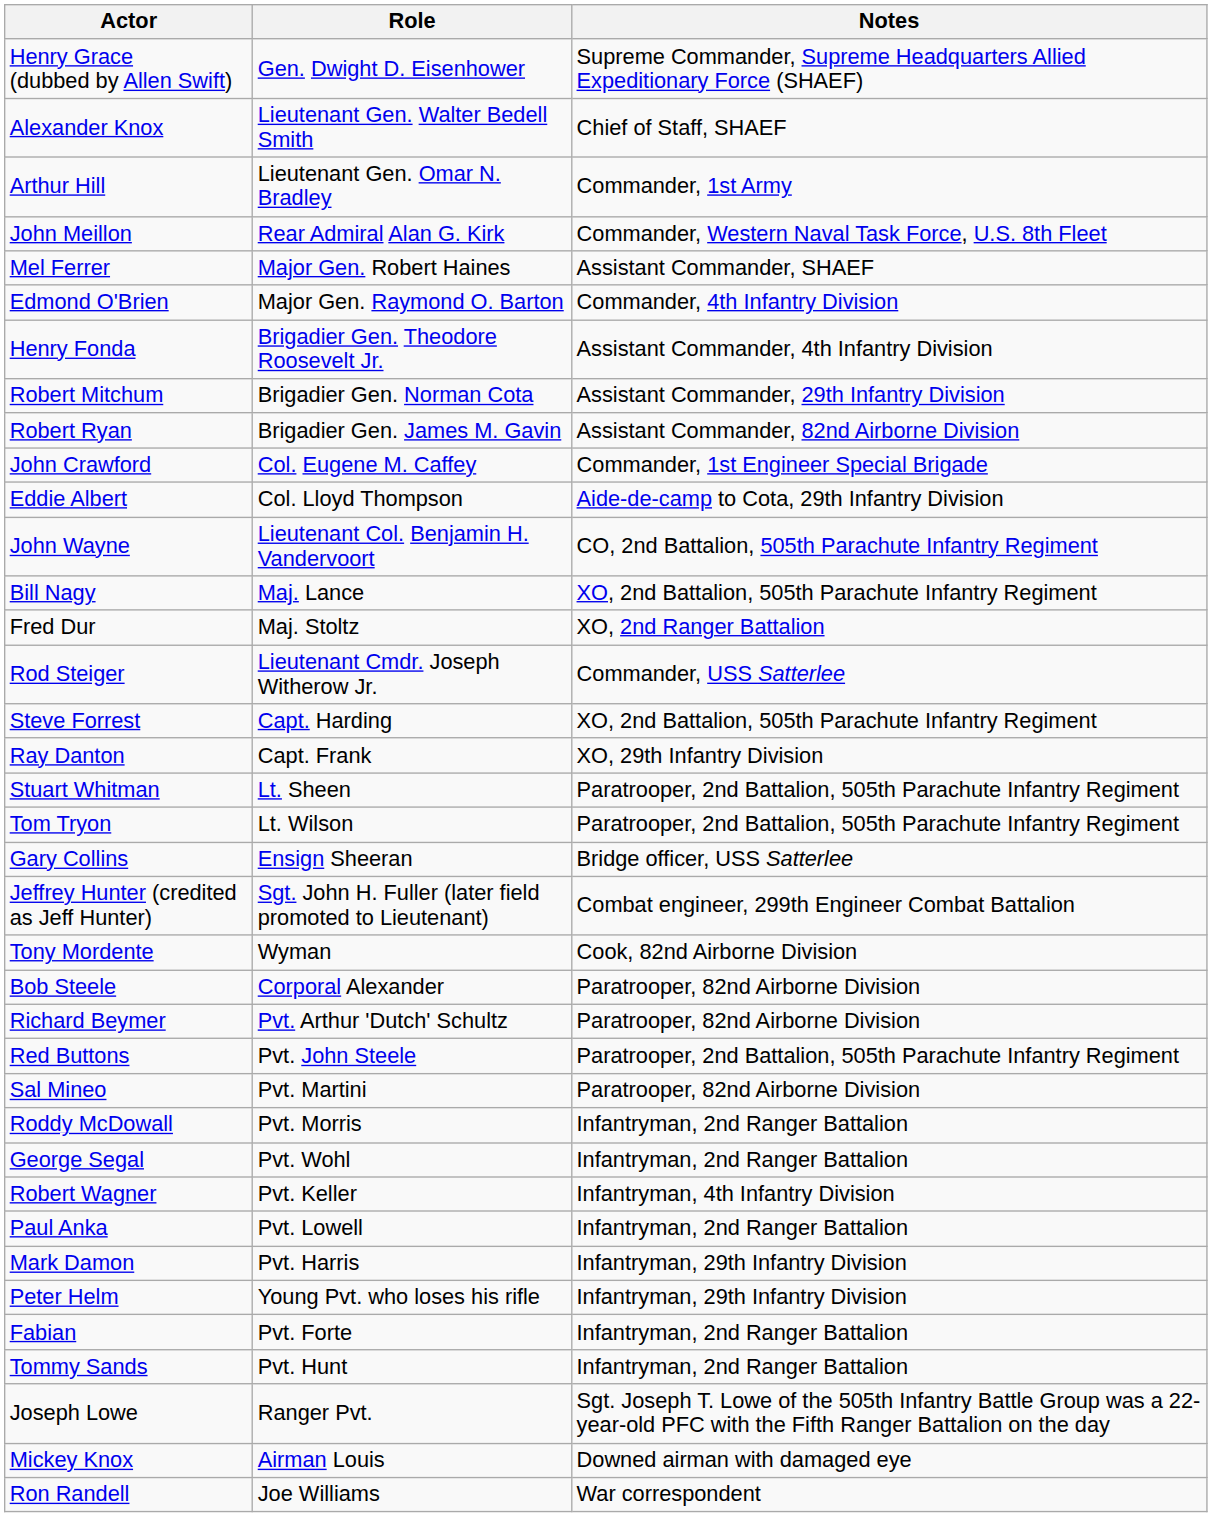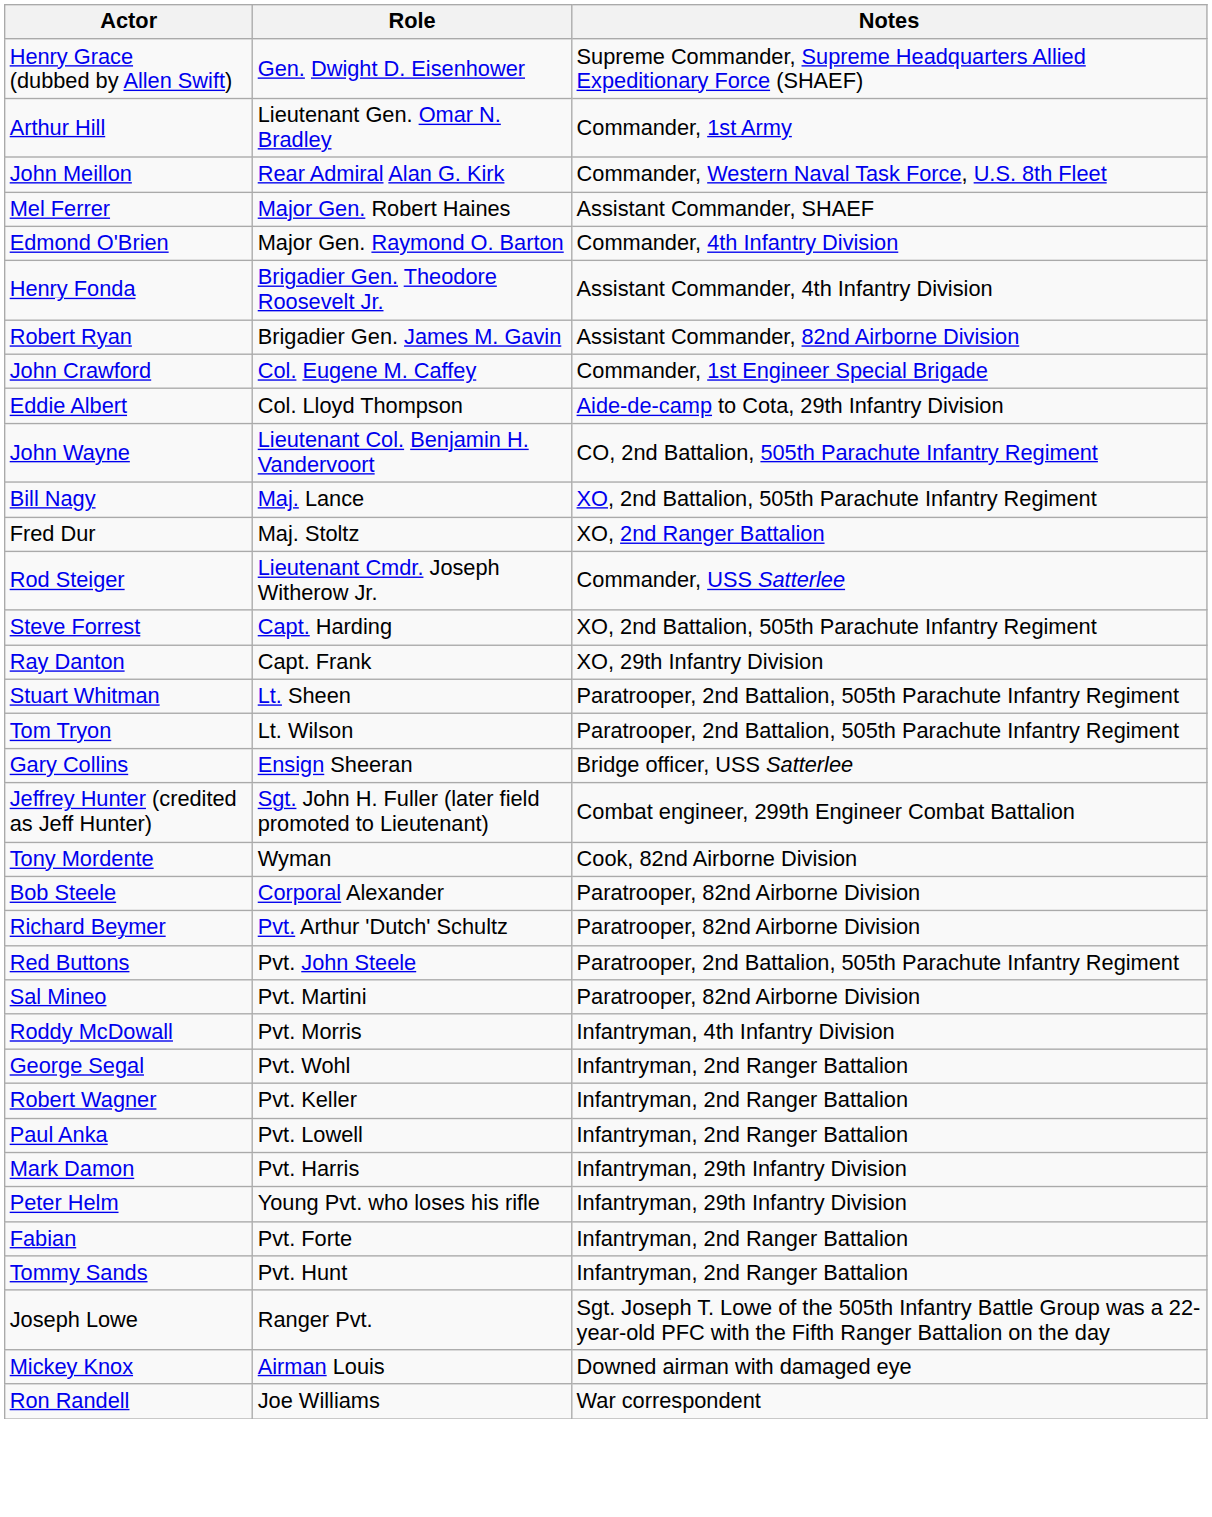- row: (87, 127)
- row: (86, 395)
(742, 1124) Infantryman, 2nd Ranger Battalion -> (736, 1031) Infantryman, 4th Infantry Division
(736, 1193) Infantryman, 4th Infantry Division -> (742, 1100) Infantryman, 2nd Ranger Battalion
